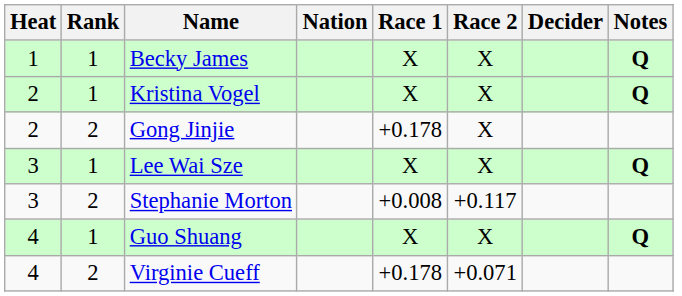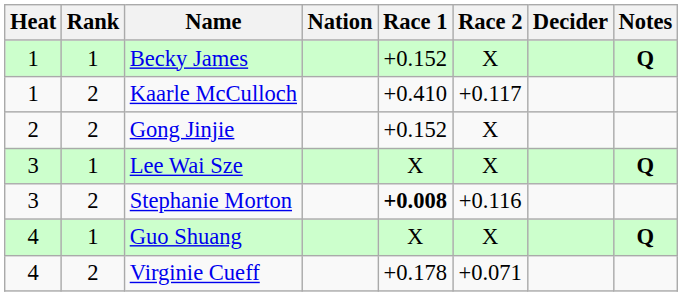(410, 58) X -> (415, 58) +0.152
+ row: (213, 93)
- row: (195, 93)
(410, 129) +0.178 -> (415, 129) +0.152
(410, 201) normal -> (415, 201) bold
(485, 201) +0.117 -> (490, 201) +0.116
